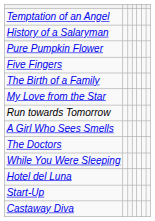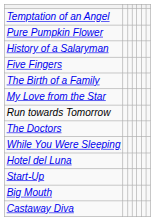rows swapped: (55, 49) <-> (58, 33)
- row: (60, 129)
+ row: (29, 192)
